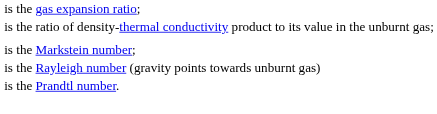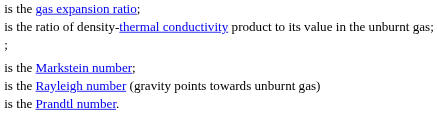+ row: (6, 45)
